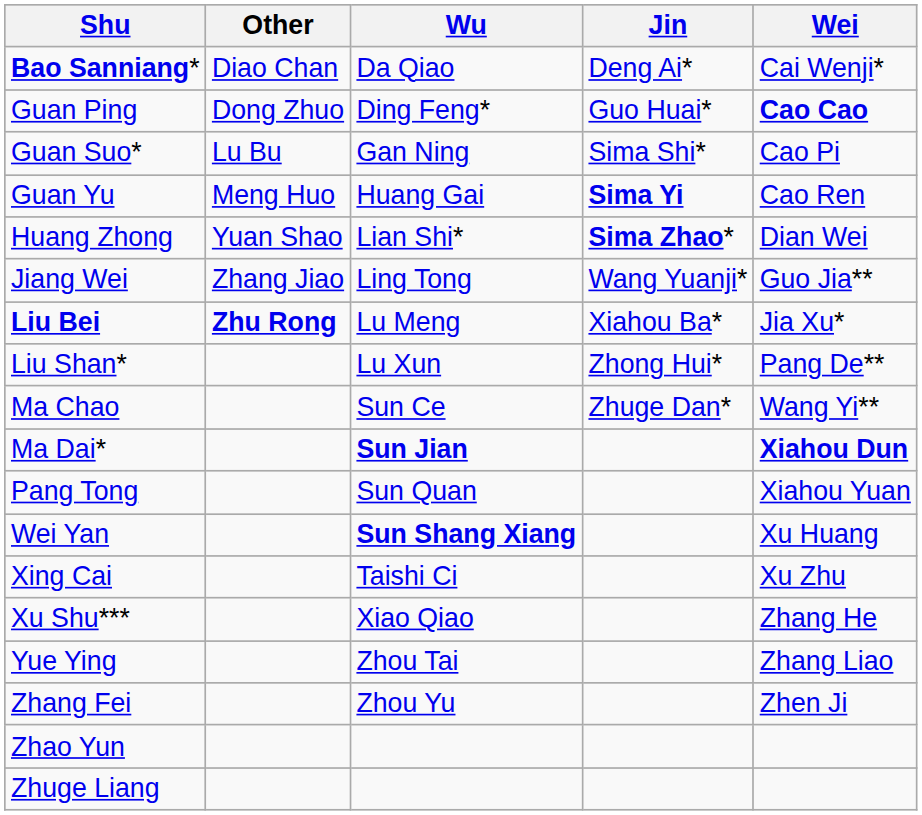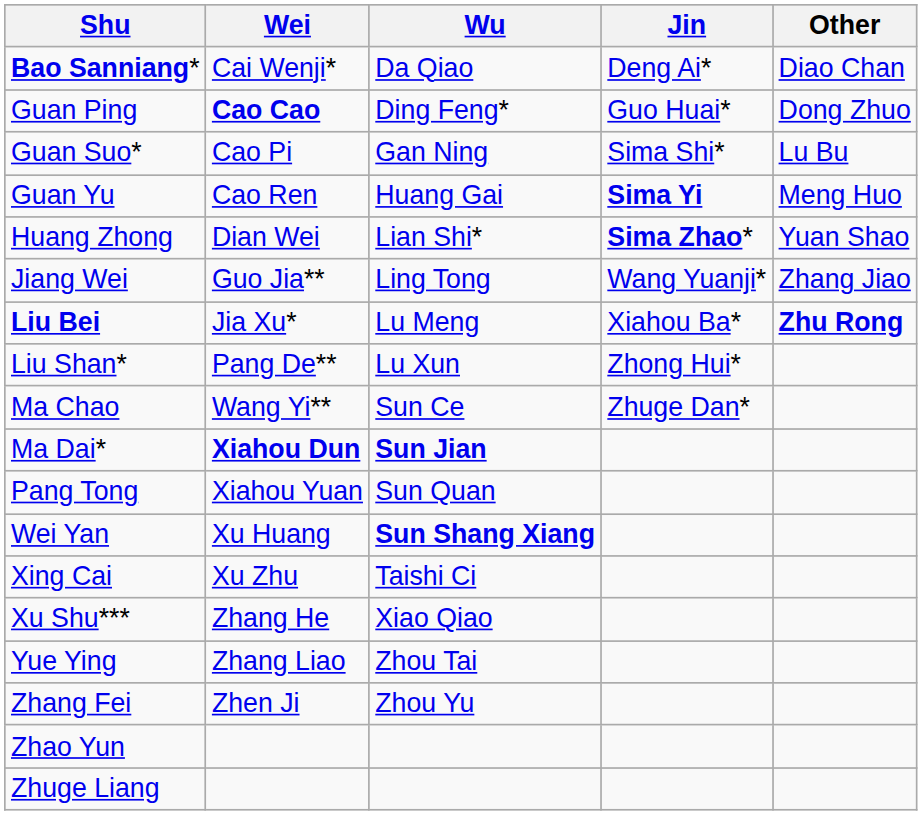columns swapped: (835, 25) <-> (278, 25)
